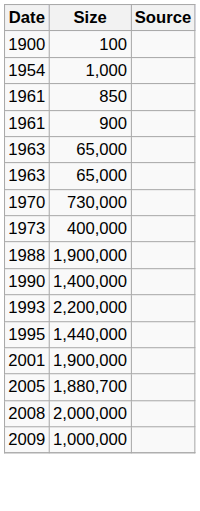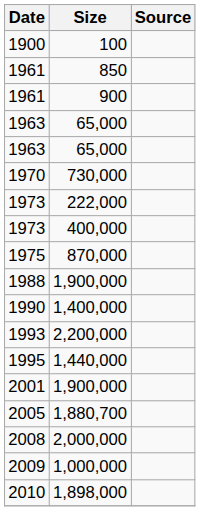- row: (27, 70)
+ row: (27, 202)
+ row: (27, 255)
+ row: (27, 492)
